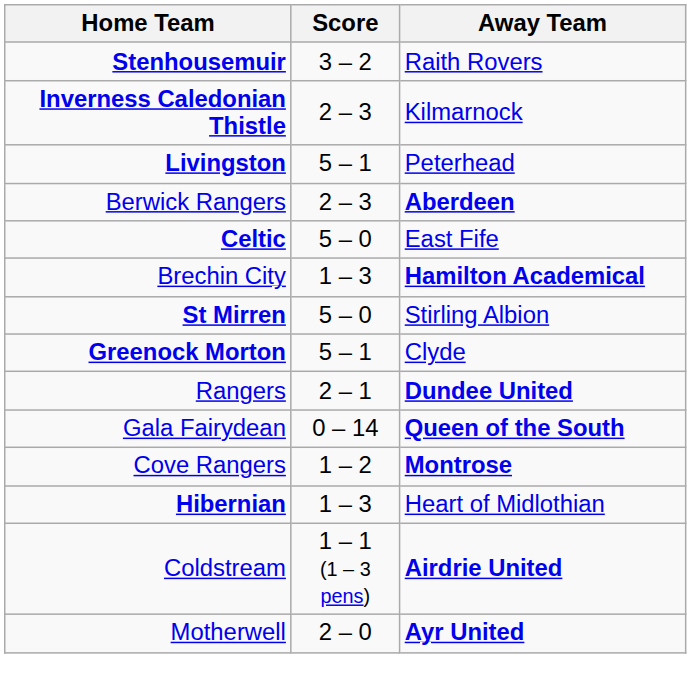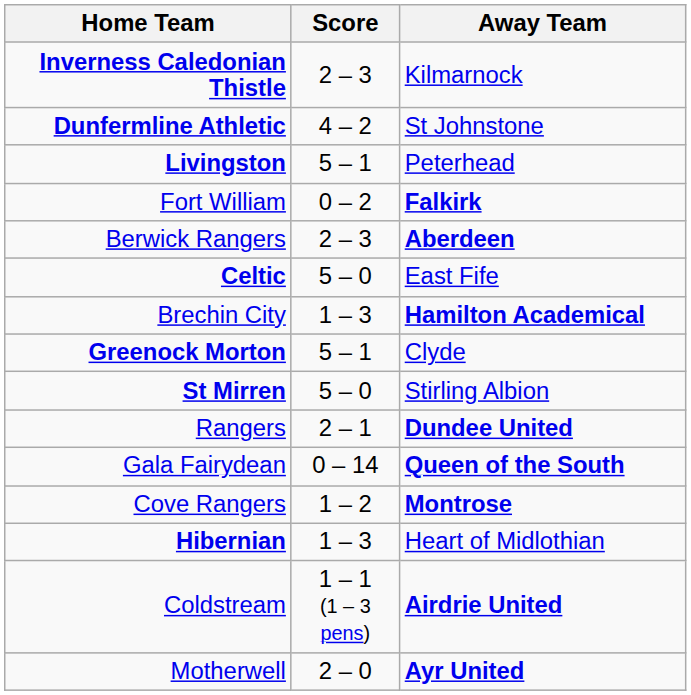- row: (199, 61)
+ row: (170, 125)
+ row: (223, 201)
rows swapped: (234, 314) <-> (187, 352)
